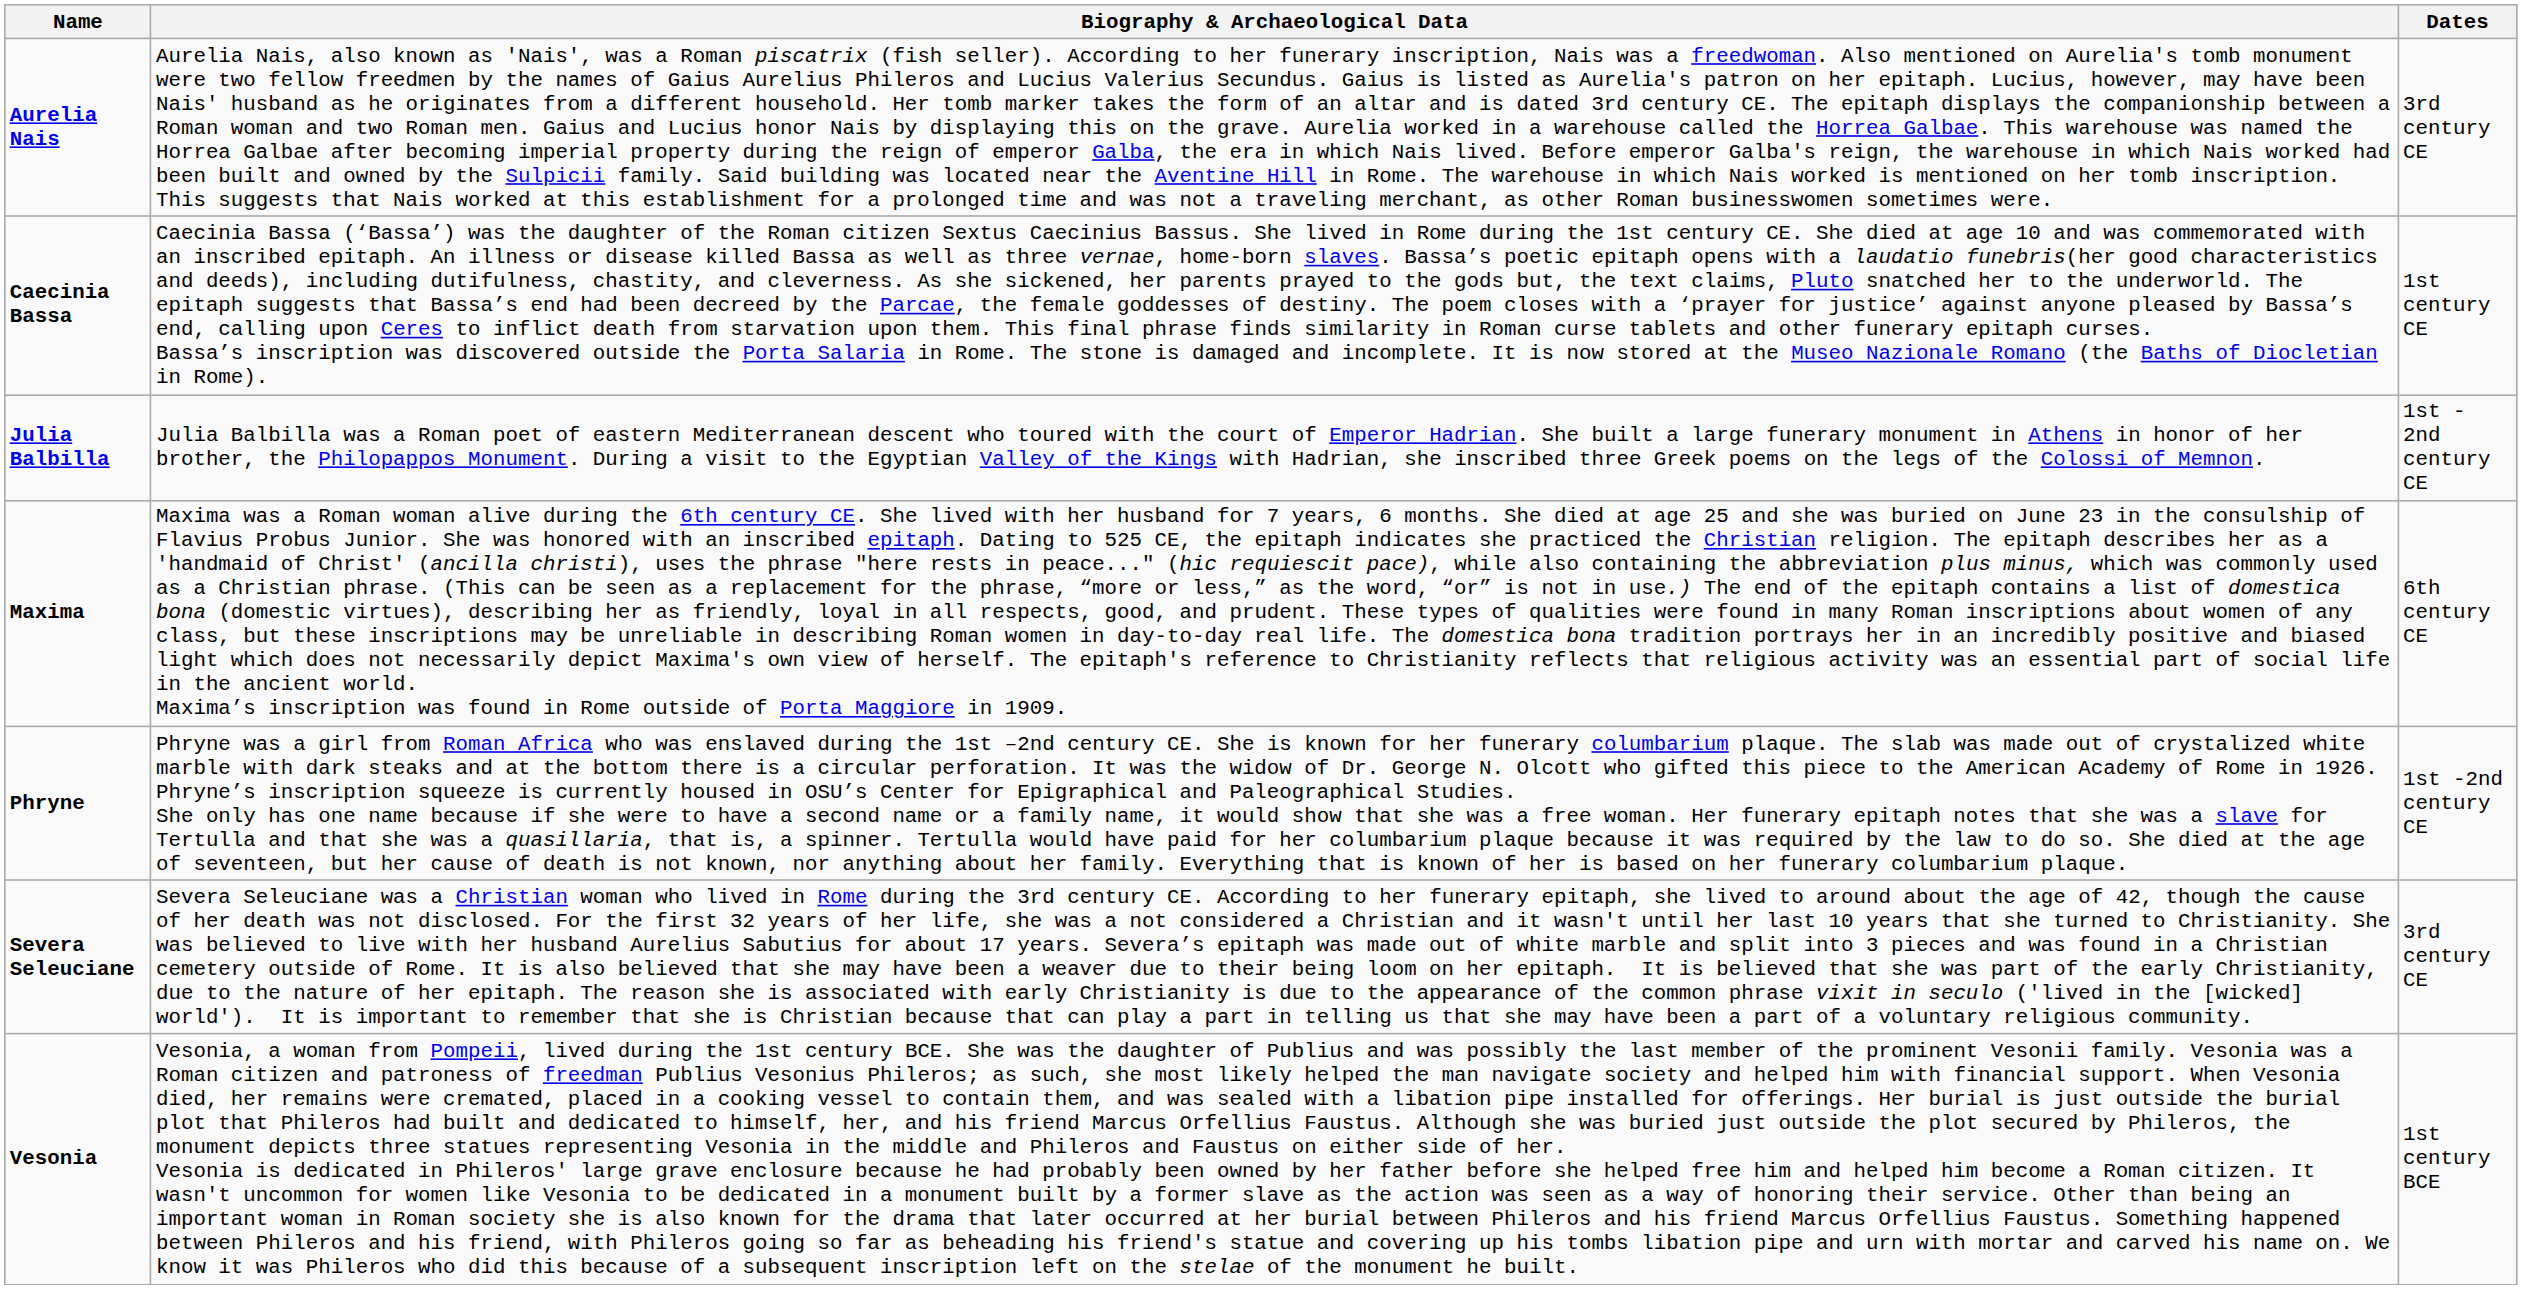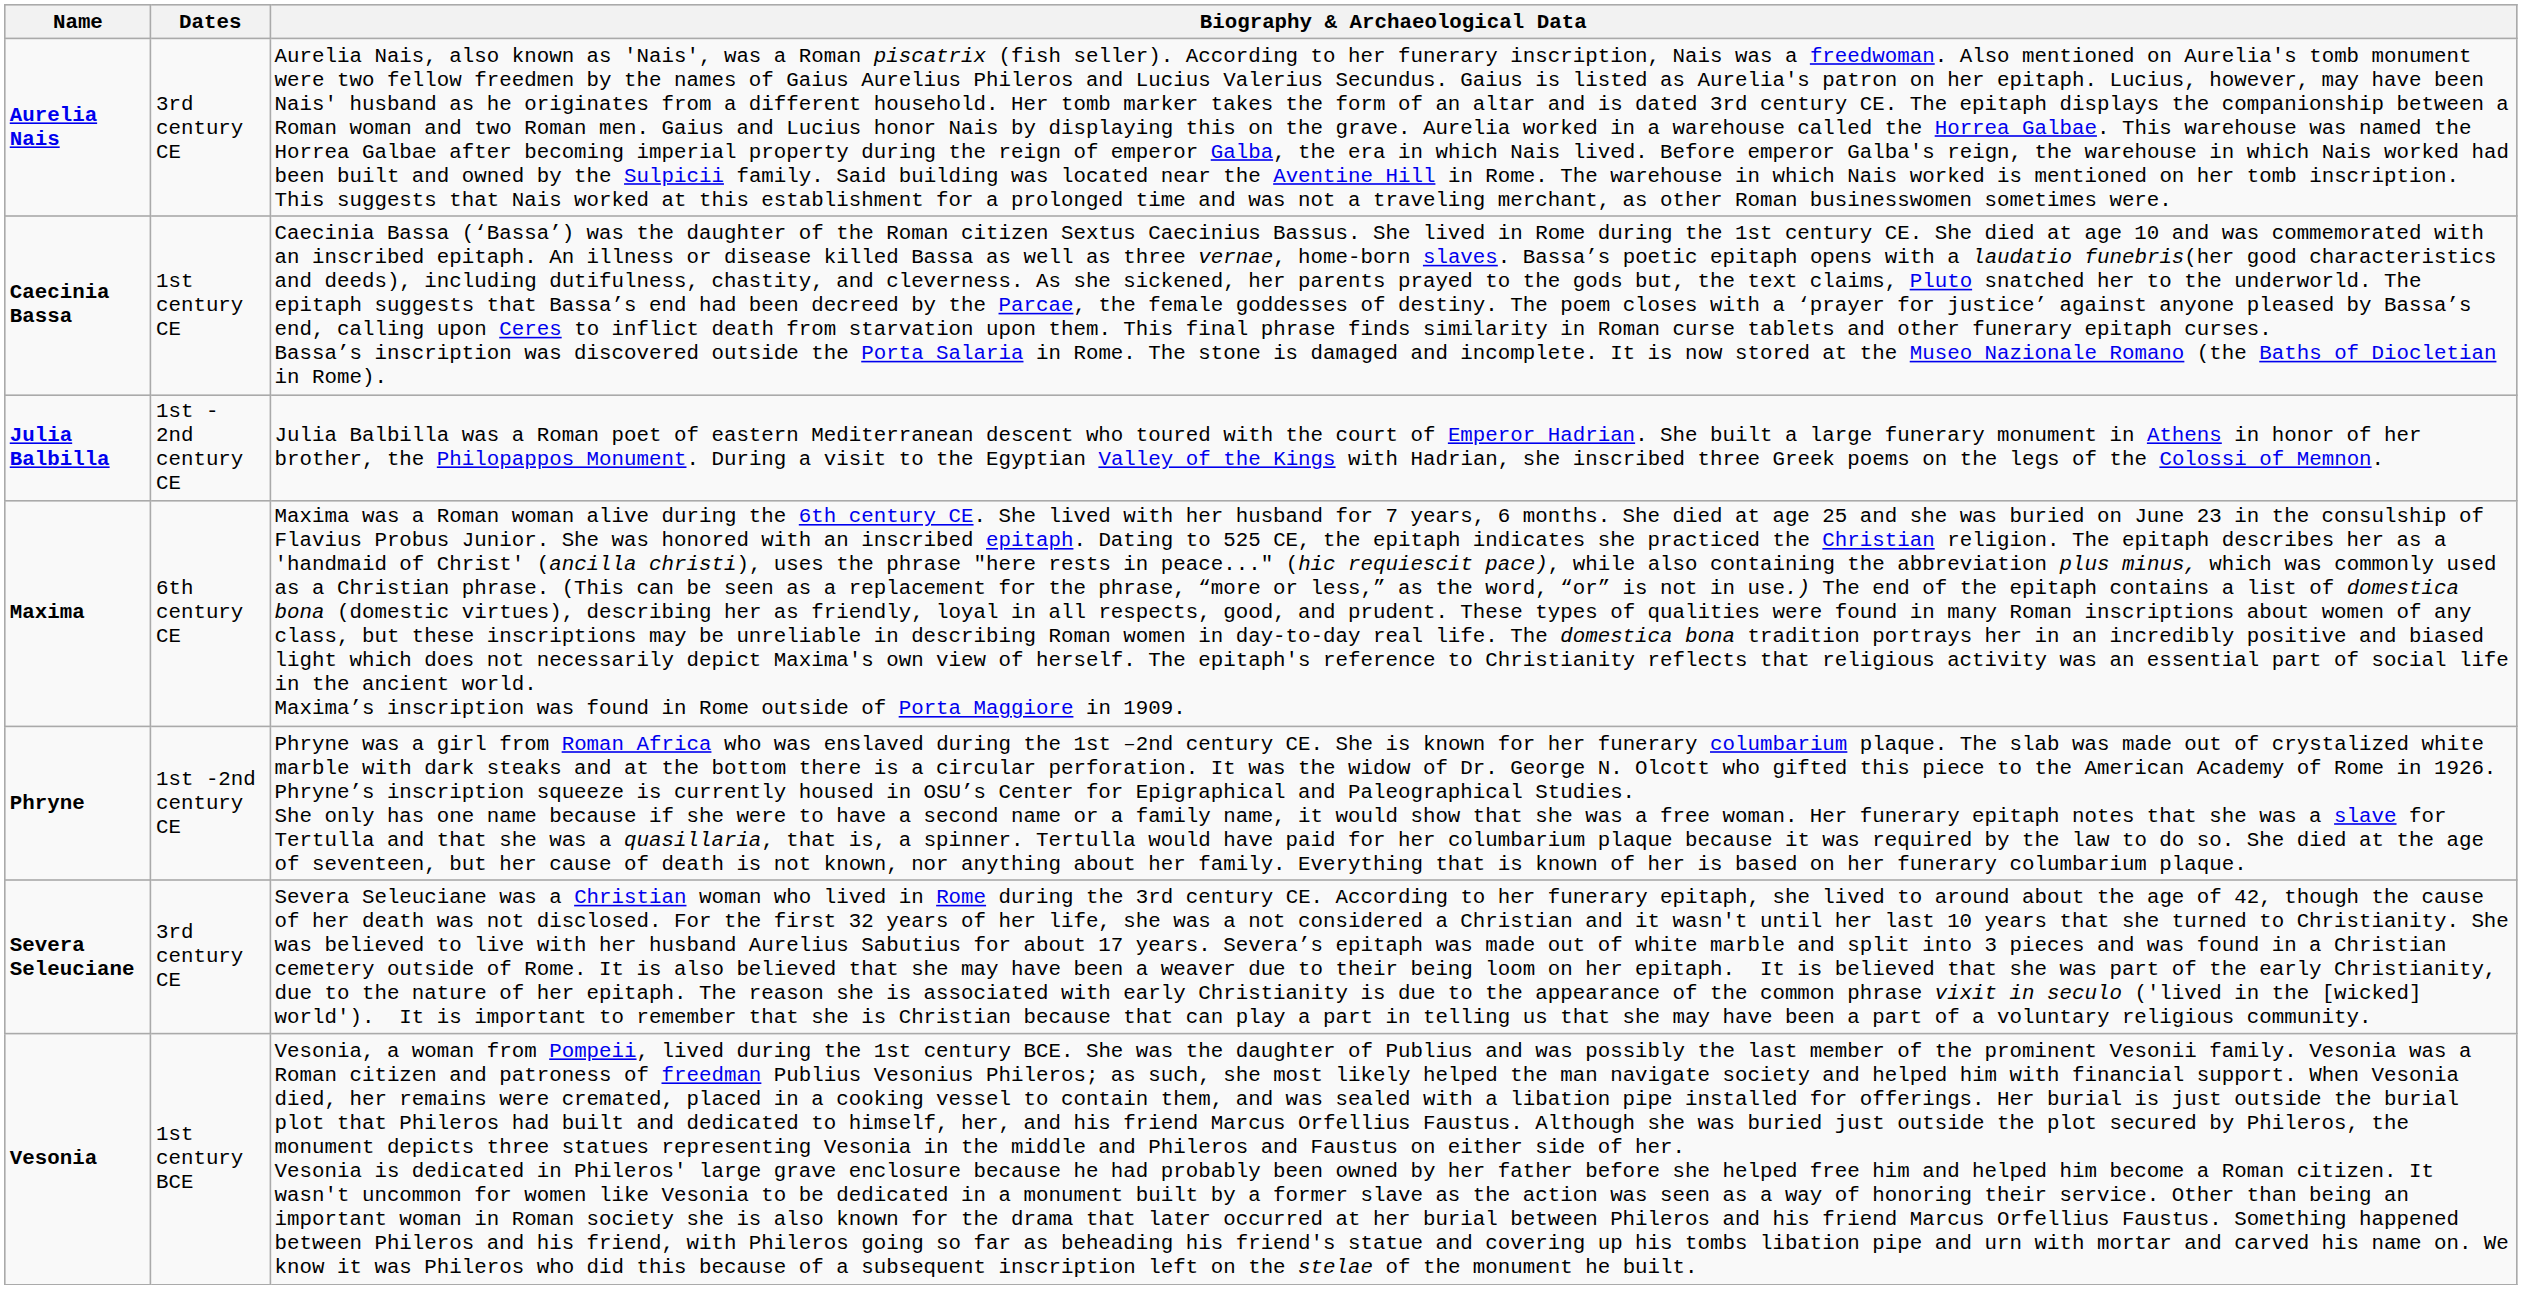columns swapped: (2457, 22) <-> (1275, 22)
